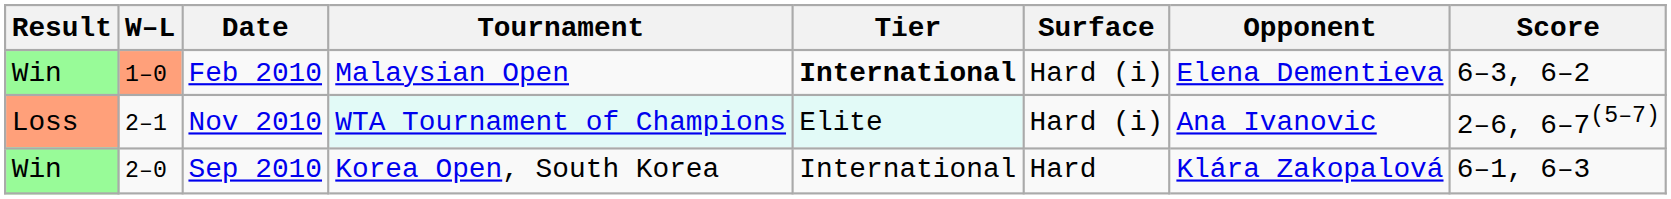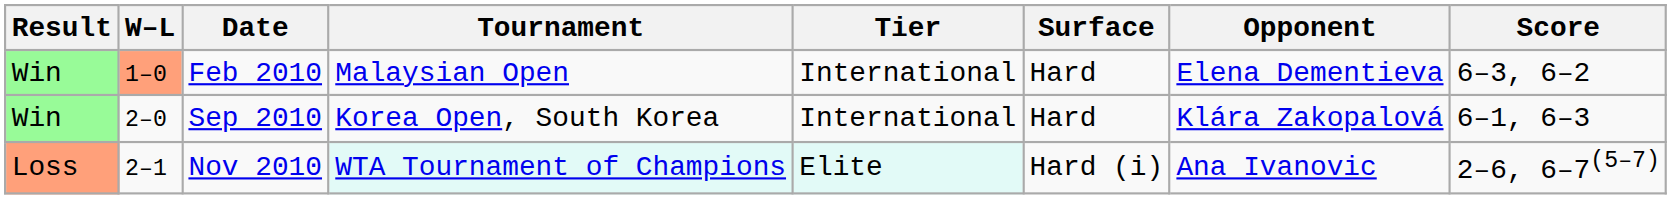(908, 73) bold -> (908, 73) normal
(1096, 73) Hard (i) -> (1063, 73) Hard
rows swapped: (255, 171) <-> (255, 122)
